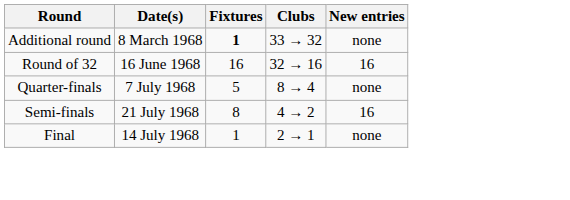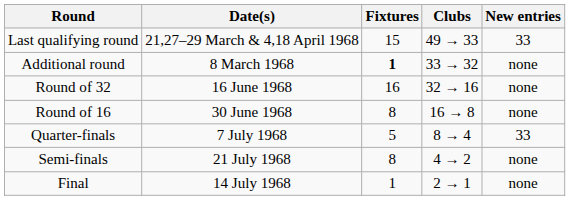+ row: (73, 40)
(367, 64) 16 -> (523, 87) none
+ row: (73, 111)
(367, 87) none -> (523, 135) 33
(367, 111) 16 -> (523, 159) none
